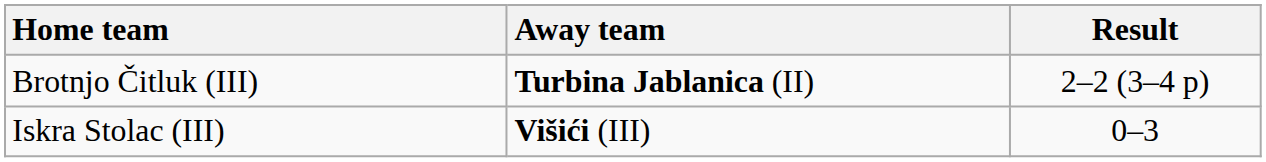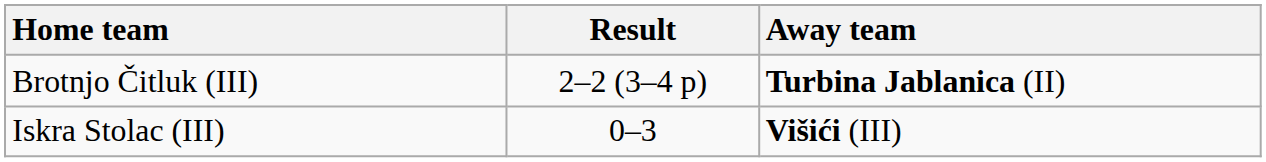columns swapped: (590, 29) <-> (1135, 29)
